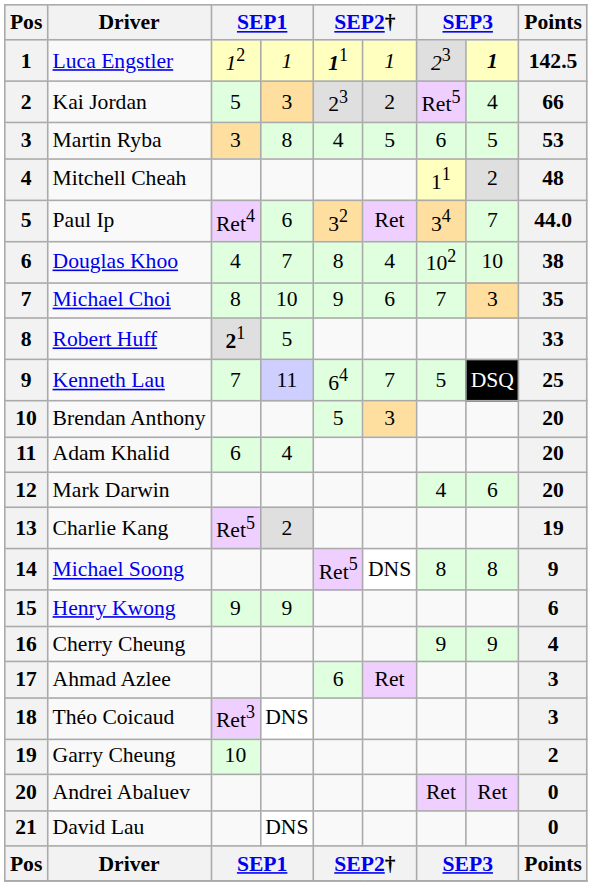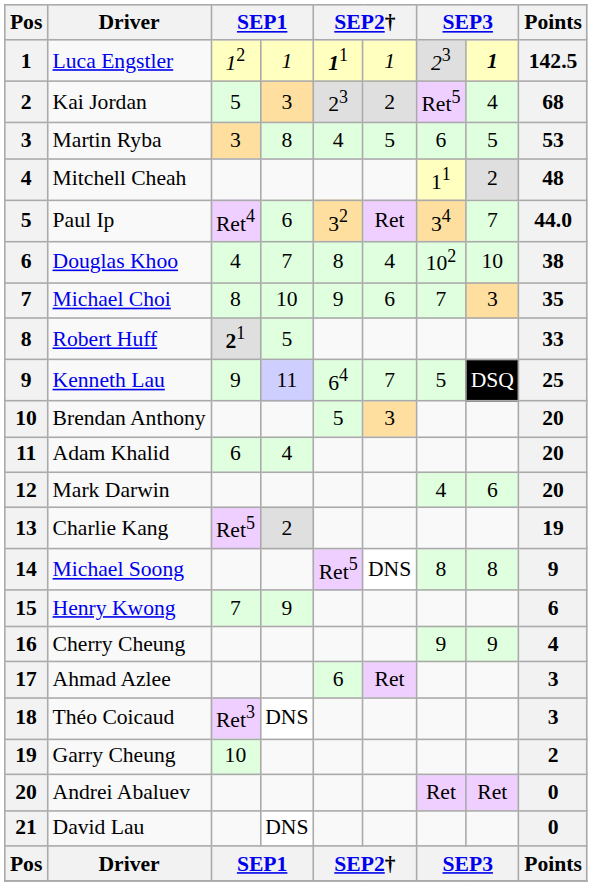(553, 101) 66 -> (553, 101) 68
(235, 379) 7 -> (235, 379) 9
(235, 607) 9 -> (235, 607) 7
